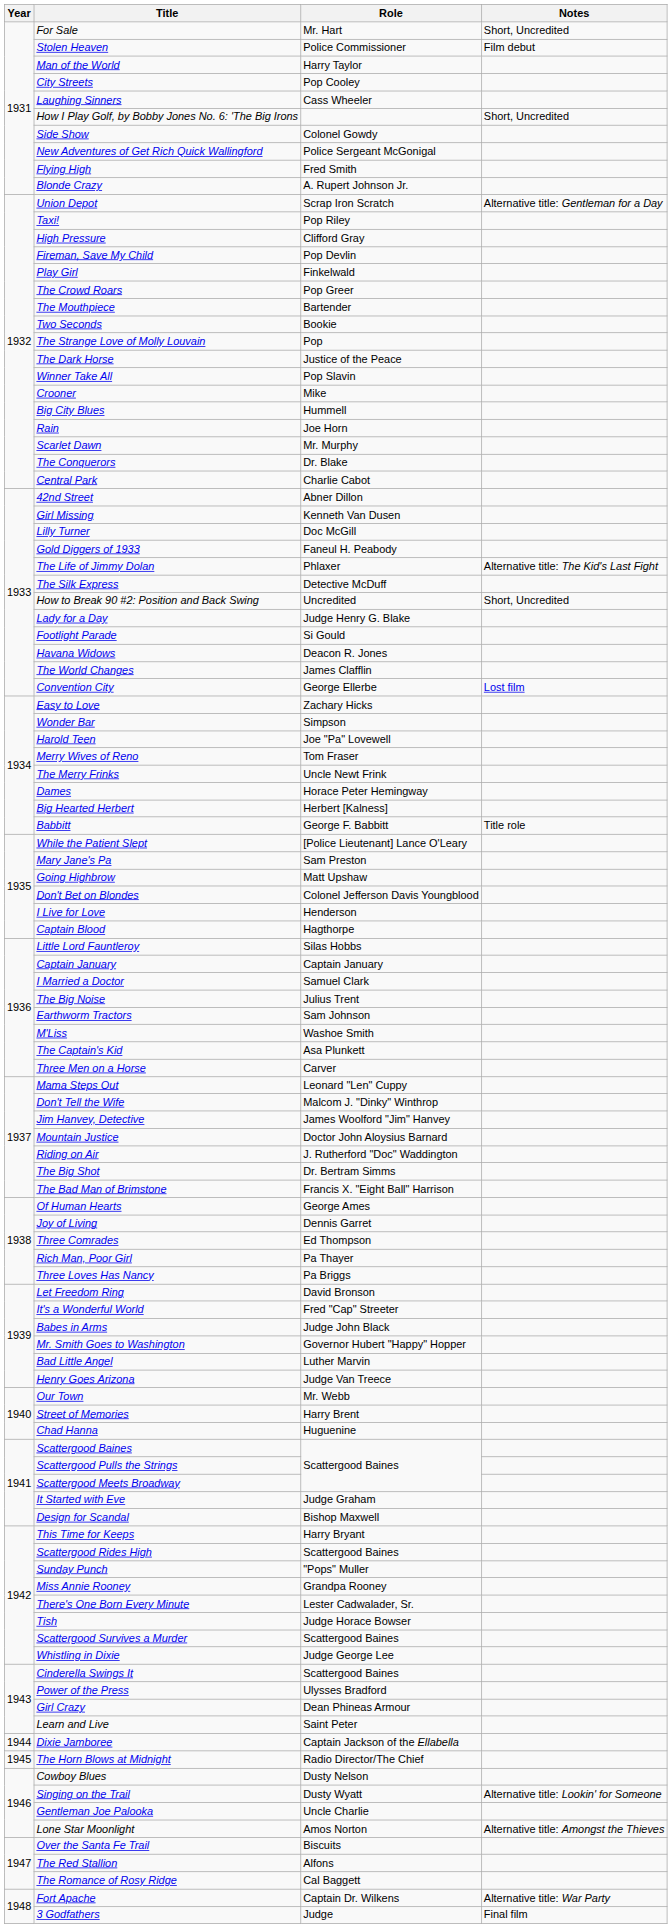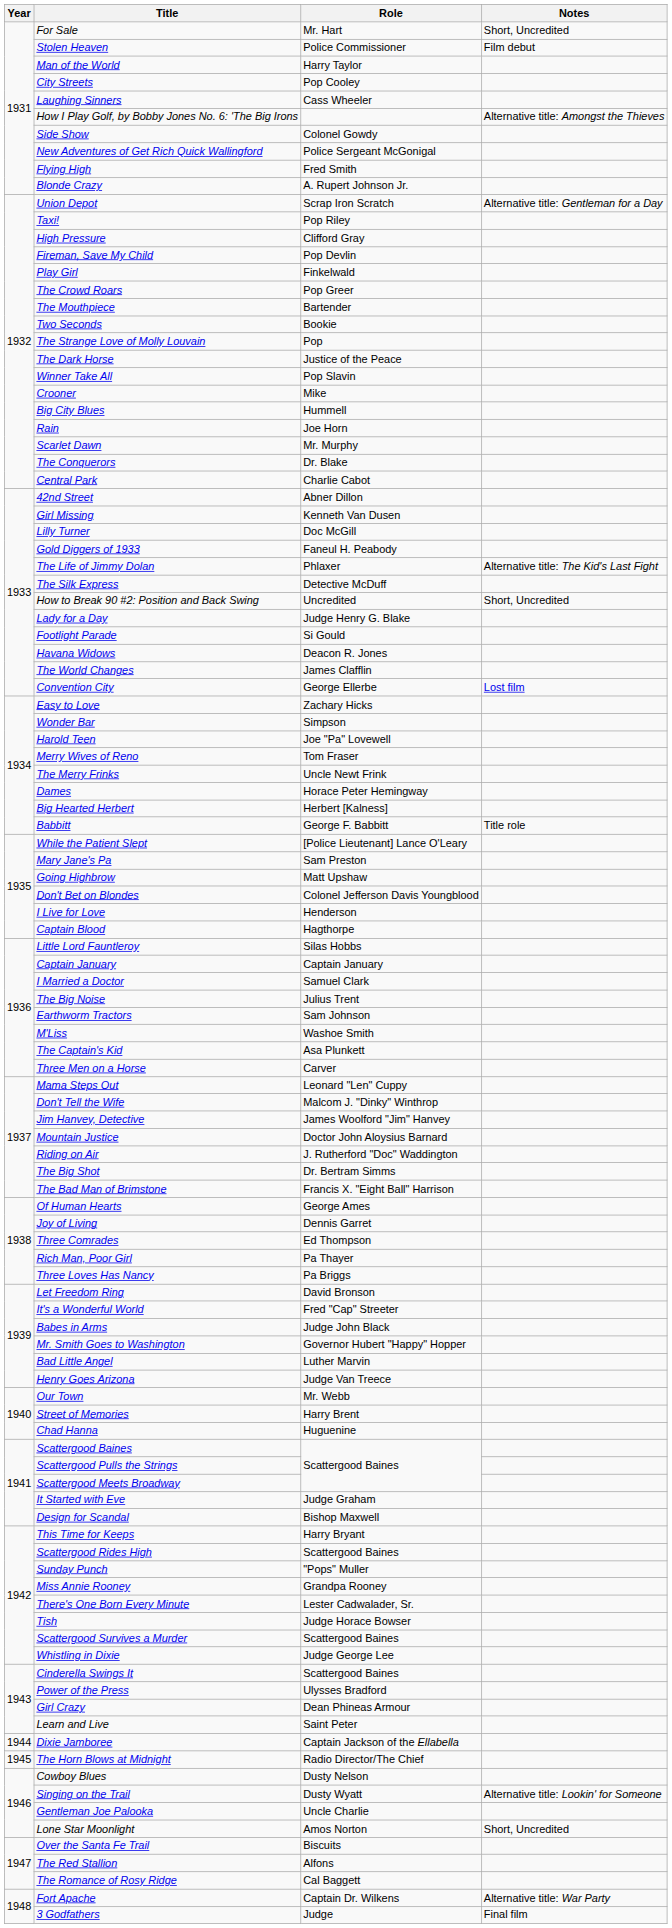(526, 117) Short, Uncredited -> (574, 117) Alternative title: Amongst the Thieves
(574, 1829) Alternative title: Amongst the Thieves -> (526, 1829) Short, Uncredited
